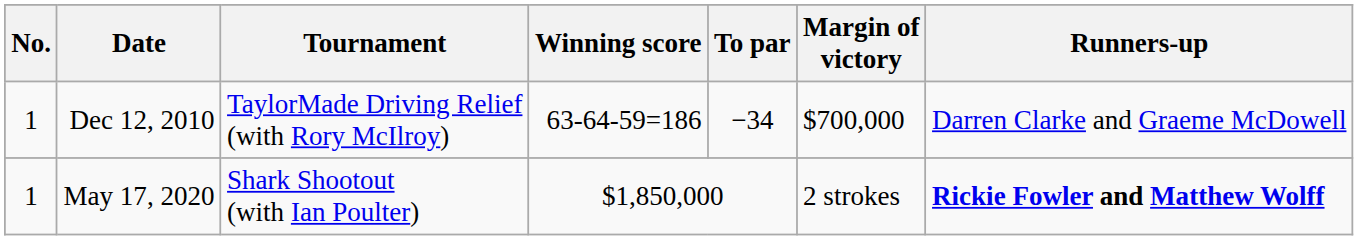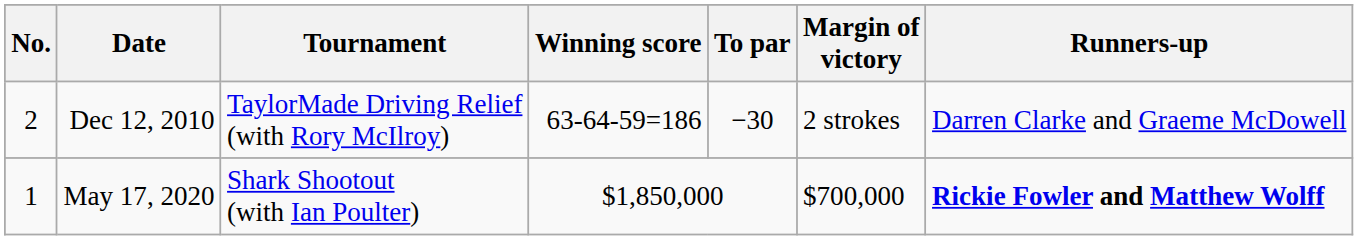(31, 119) 1 -> (31, 119) 2
(752, 119) −34 -> (752, 119) −30
(854, 119) $700,000 -> (852, 119) 2 strokes
(852, 196) 2 strokes -> (854, 196) $700,000
